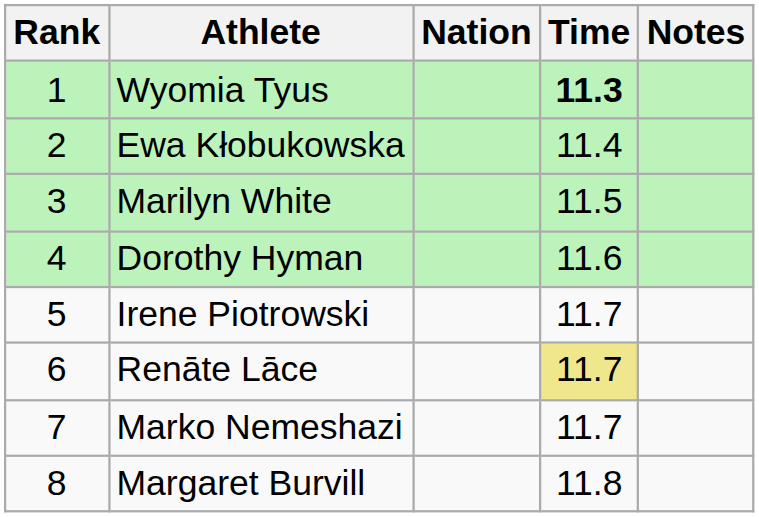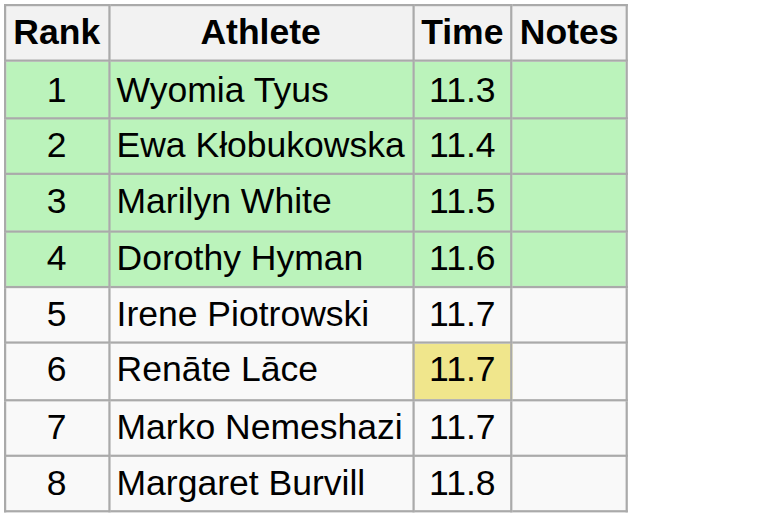- column: (476, 32)
(589, 88) bold -> (462, 88) normal
